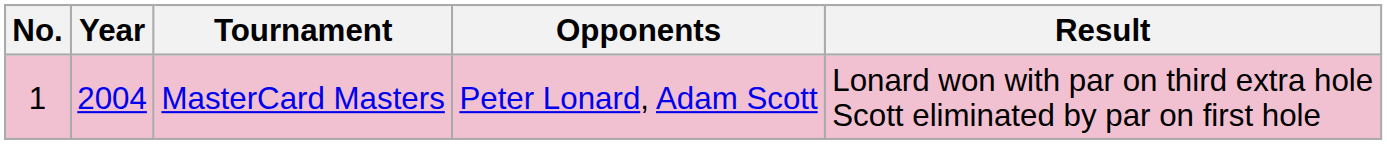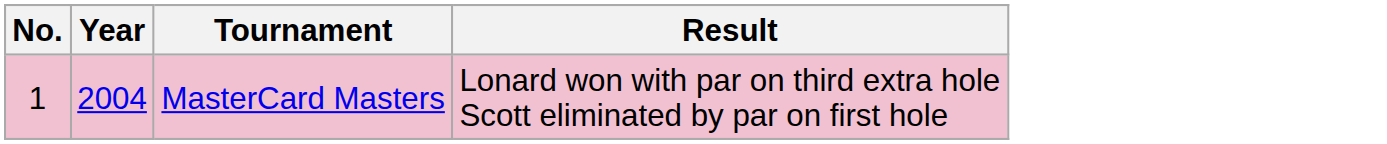- column: (639, 30)
